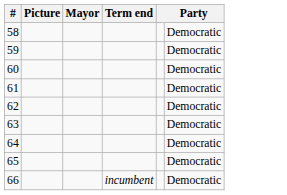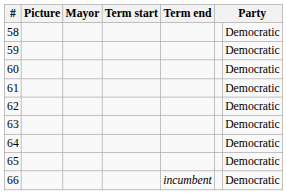+ column: (131, 13)
